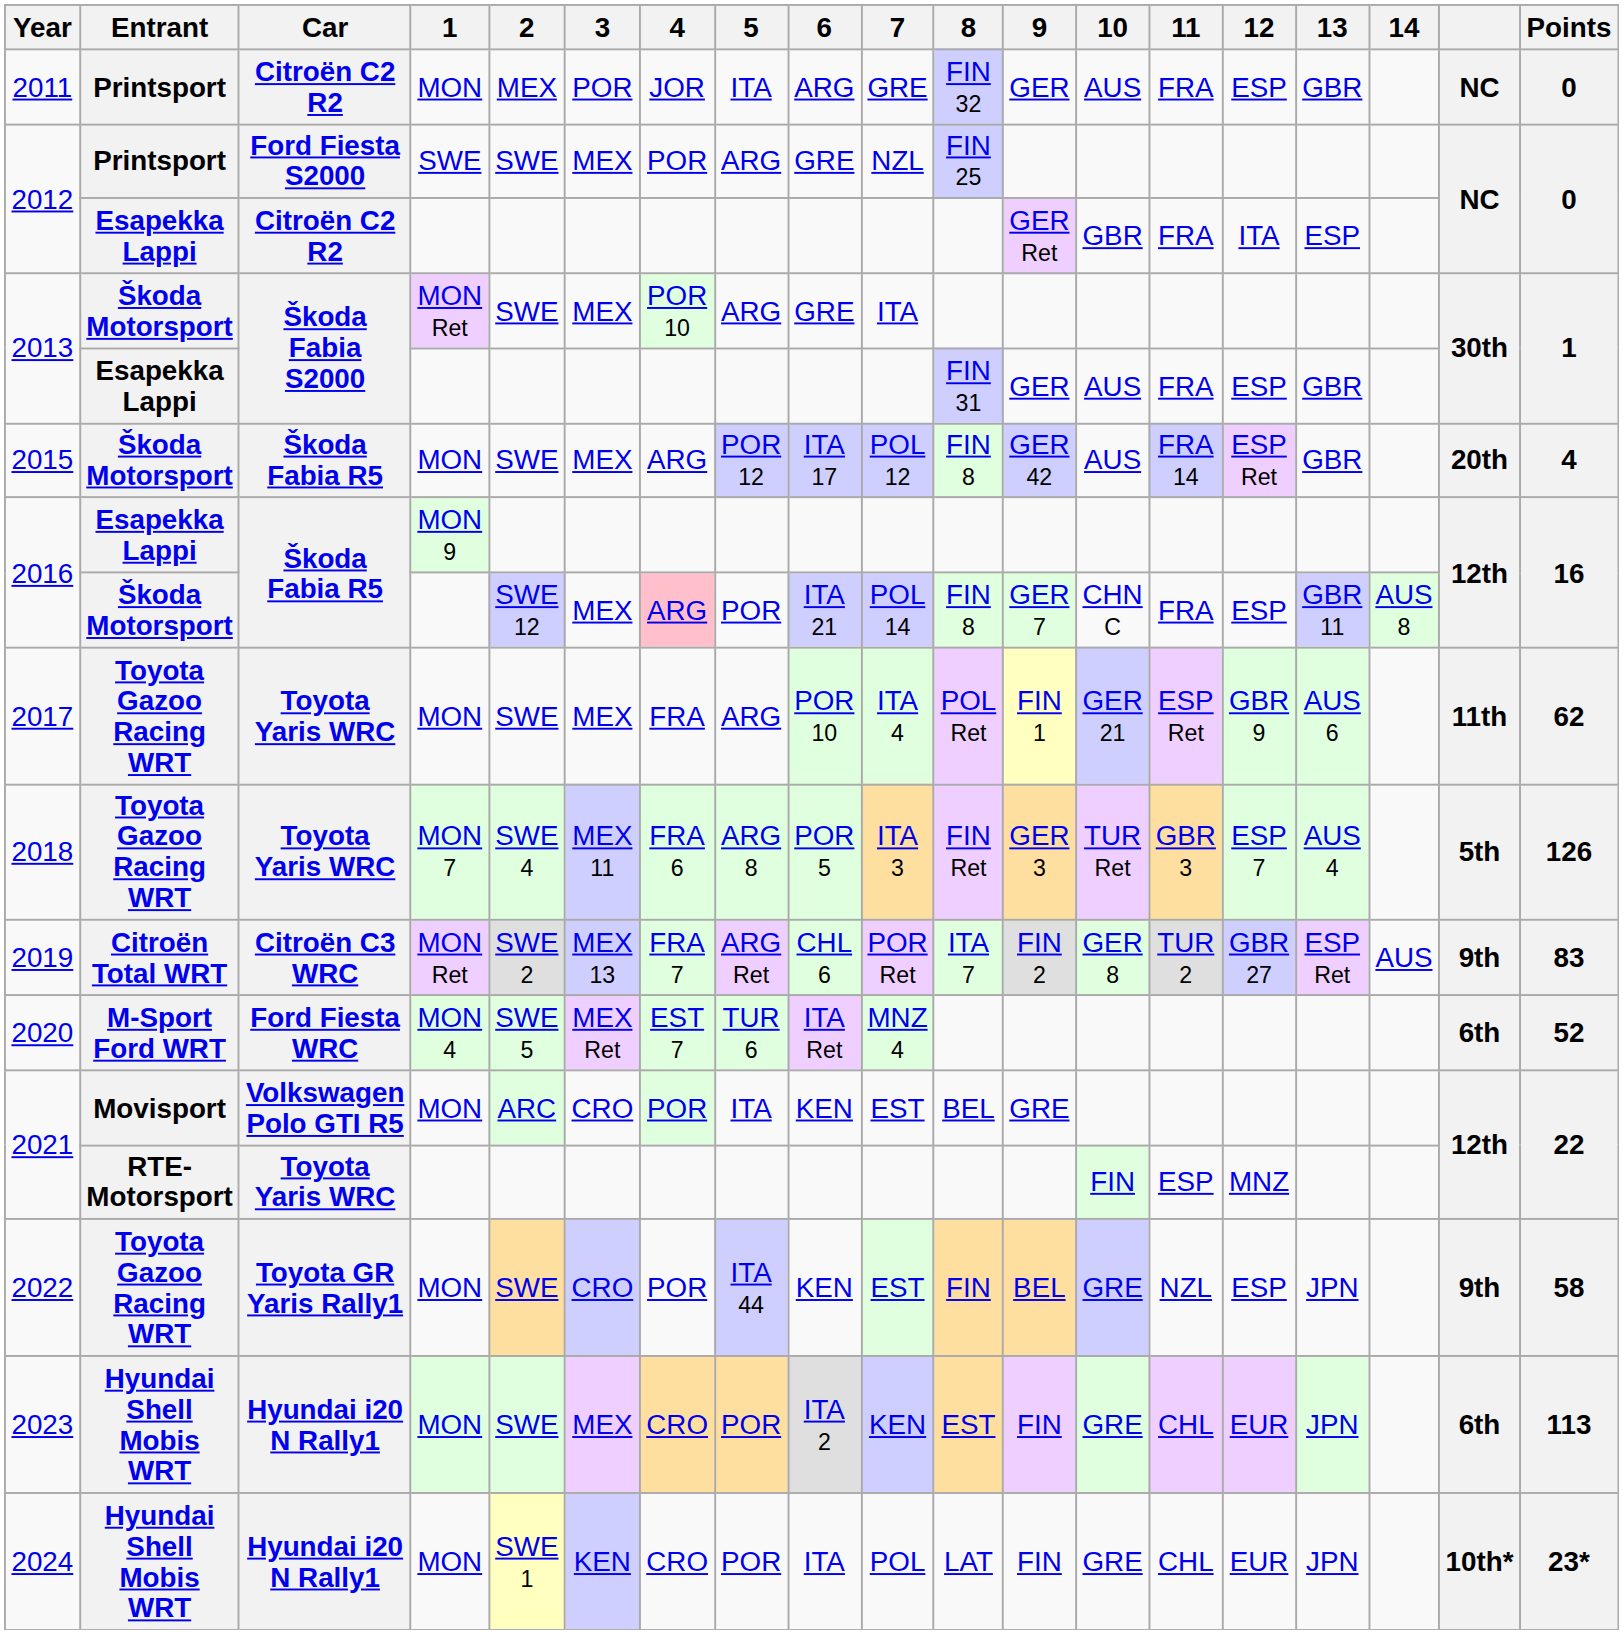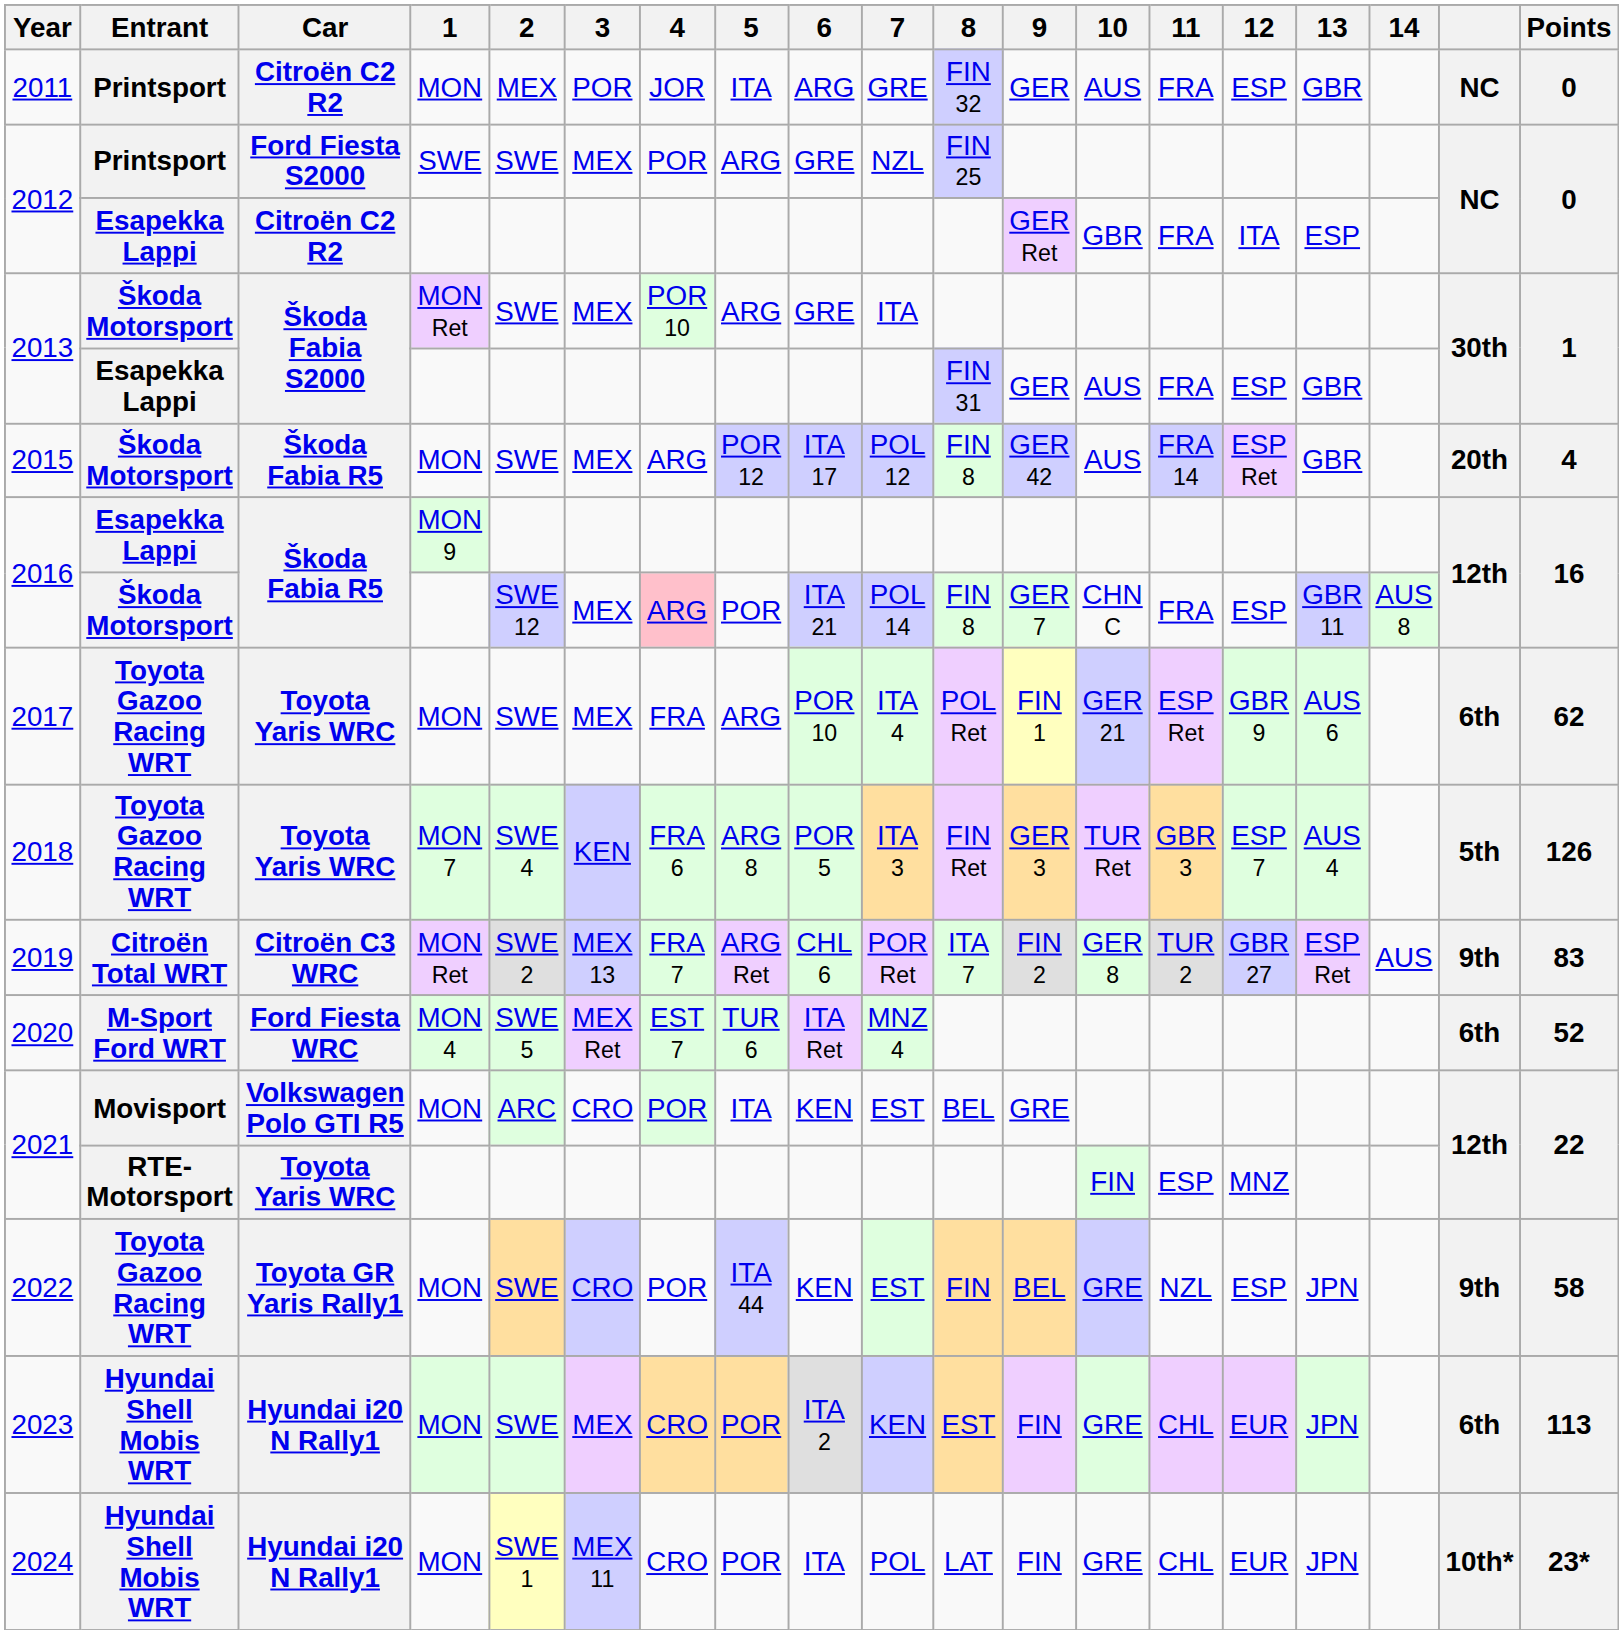(1480, 716) 11th -> (1479, 716) 6th
(602, 852) MEX 11 -> (602, 852) KEN
(602, 1561) KEN -> (602, 1561) MEX 11
